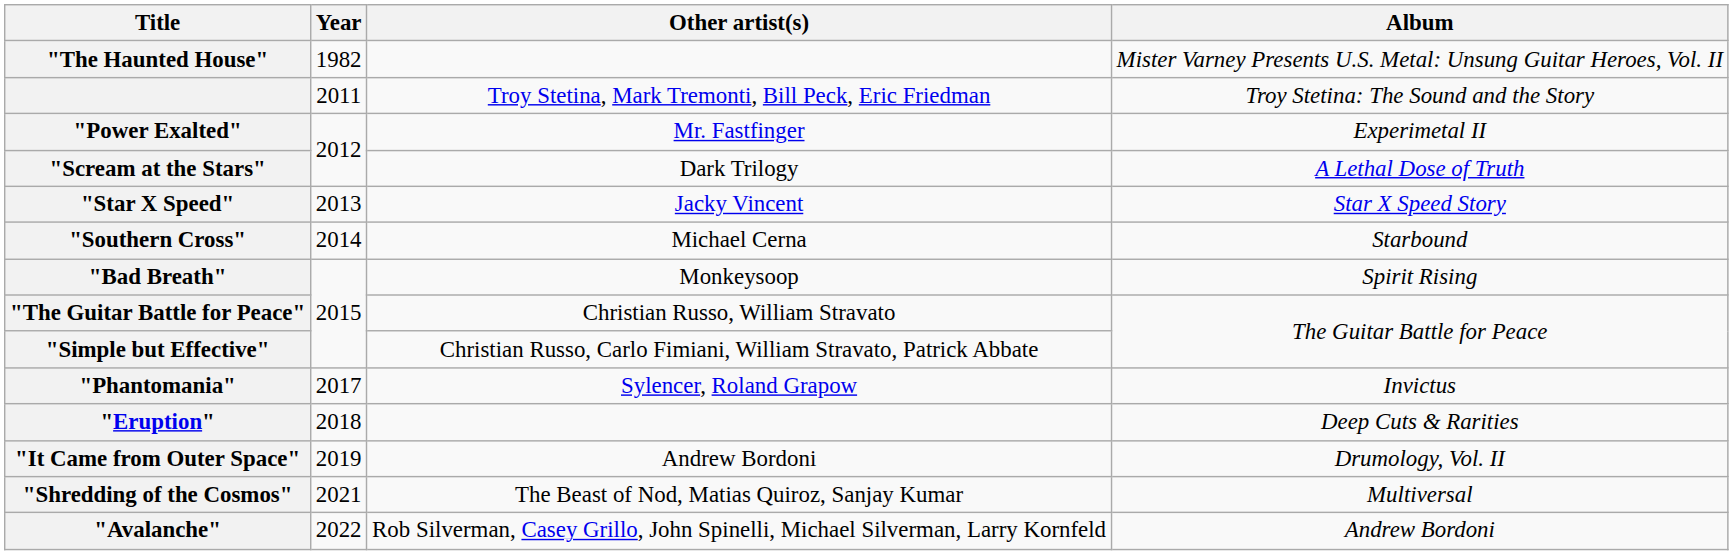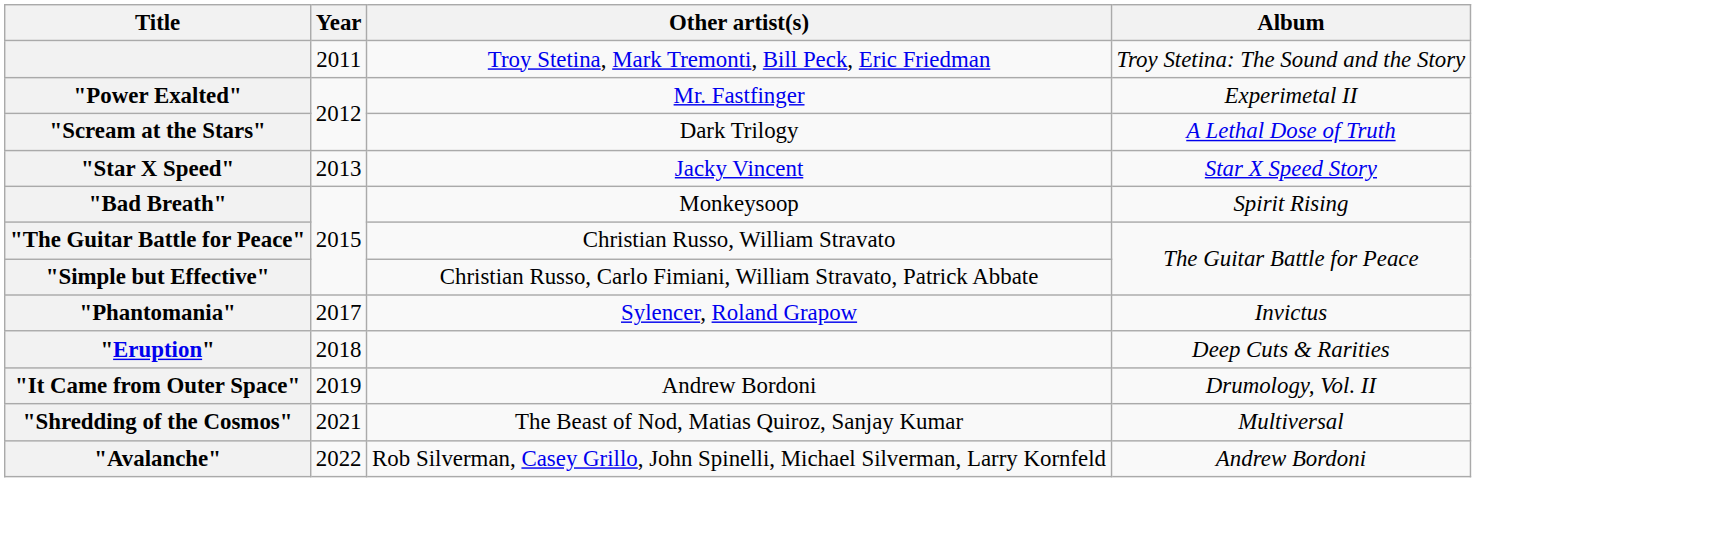- row: (158, 58)
- row: (158, 240)
